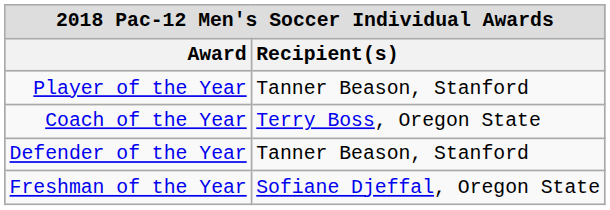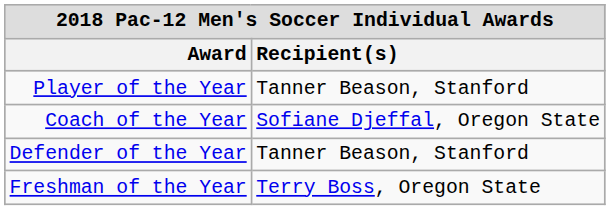(399, 121) Terry Boss, Oregon State -> (428, 121) Sofiane Djeffal, Oregon State
(428, 187) Sofiane Djeffal, Oregon State -> (399, 187) Terry Boss, Oregon State
